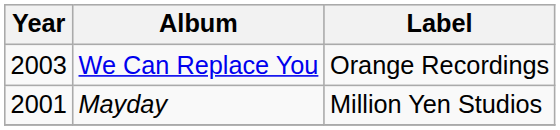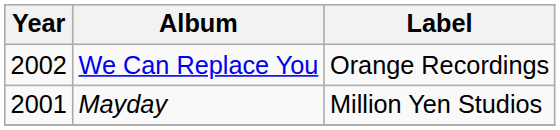(39, 64) 2003 -> (39, 64) 2002
